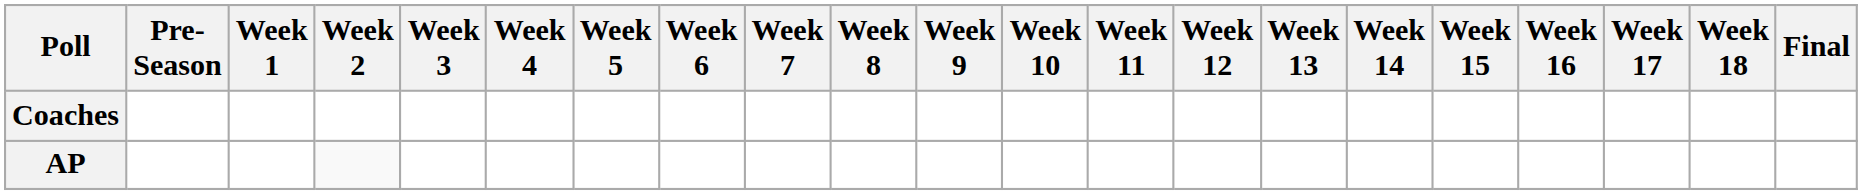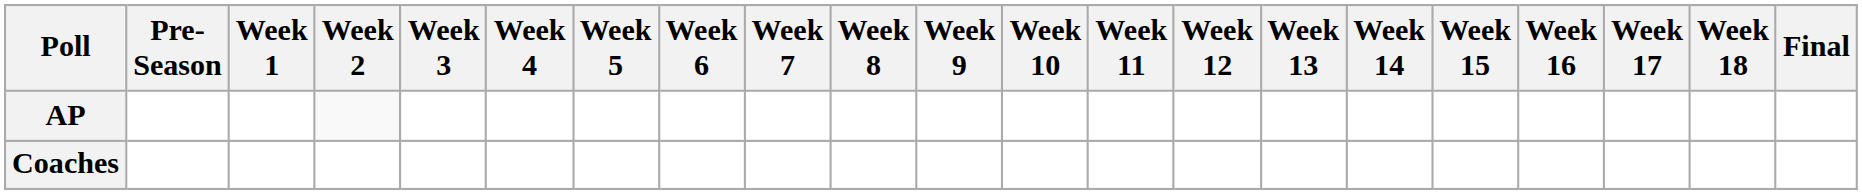rows swapped: (66, 164) <-> (66, 114)
